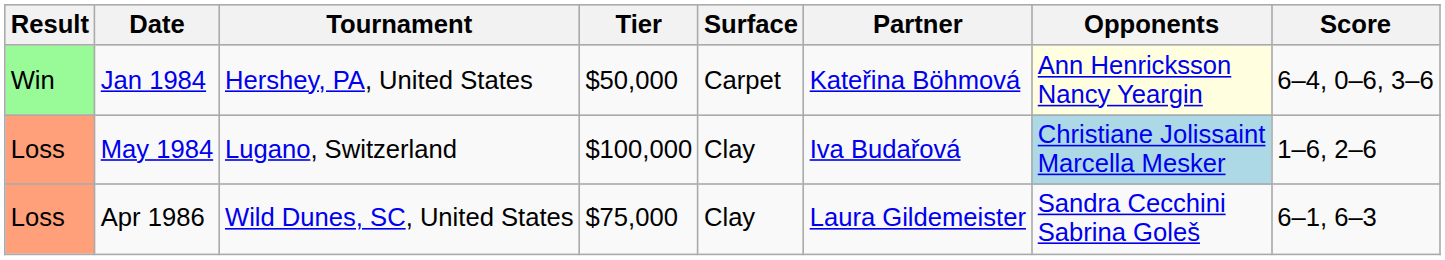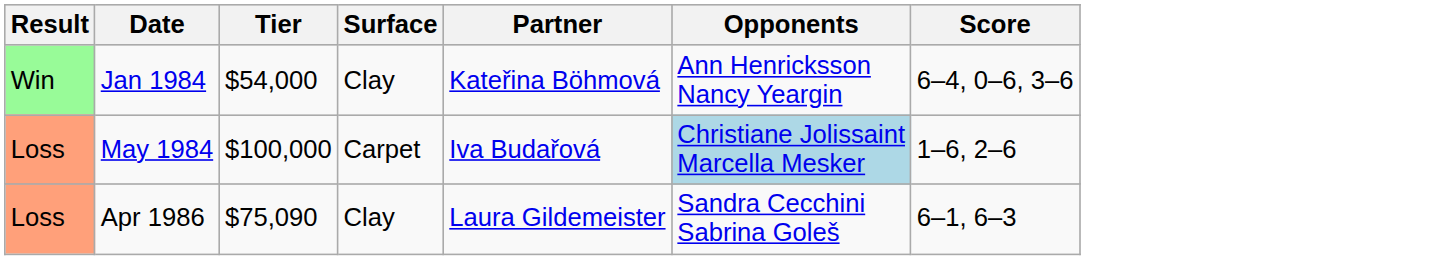- column: (399, 24)
(632, 79) $50,000 -> (271, 79) $54,000
(742, 79) Carpet -> (369, 79) Clay
(1135, 79) lightyellow background -> (774, 79) no background
(730, 149) Clay -> (382, 149) Carpet
(632, 218) $75,000 -> (271, 218) $75,090
